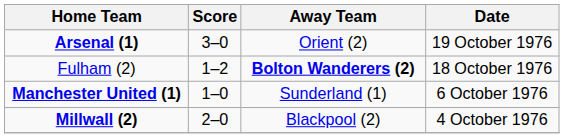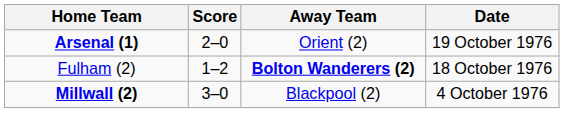(215, 42) 3–0 -> (215, 42) 2–0
- row: (97, 94)
(215, 119) 2–0 -> (215, 94) 3–0
